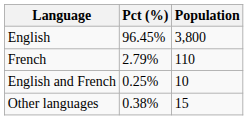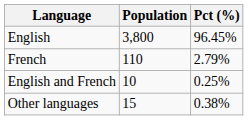columns swapped: (207, 15) <-> (145, 15)
